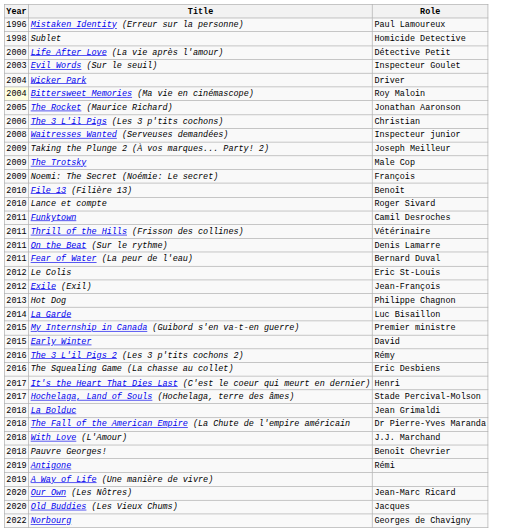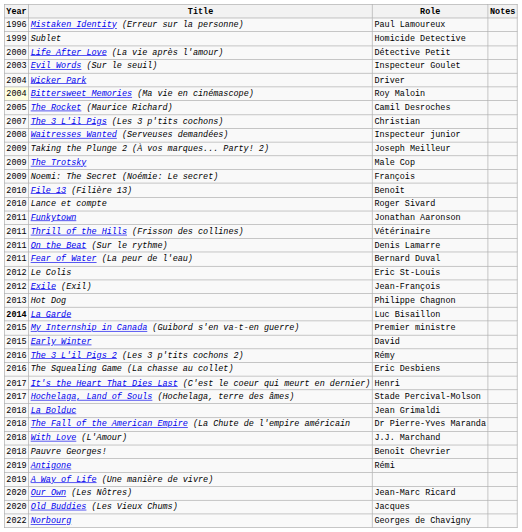+ column: (503, 11)
(16, 39) 1998 -> (16, 39) 1999
(418, 108) Jonathan Aaronson -> (412, 108) Camil Desroches
(16, 121) 2006 -> (16, 121) 2007
(412, 218) Camil Desroches -> (418, 218) Jonathan Aaronson
(16, 314) normal -> (16, 314) bold
